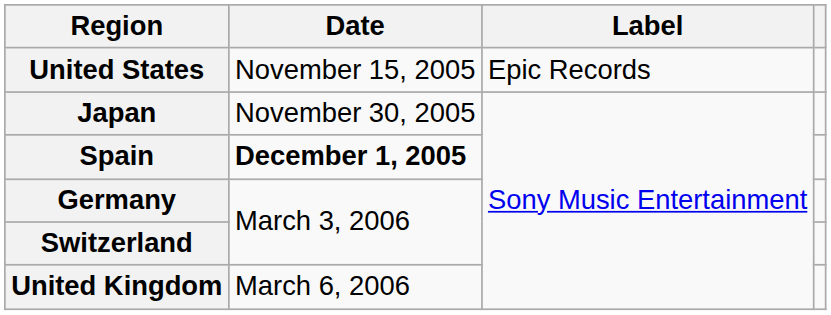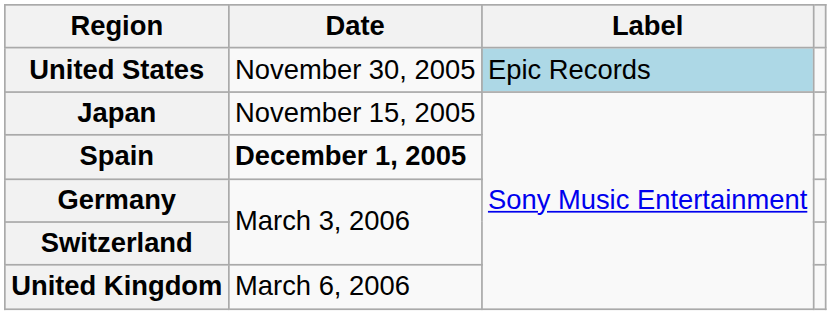(355, 69) November 15, 2005 -> (355, 69) November 30, 2005
(569, 69) no background -> (569, 69) lightblue background
(355, 112) November 30, 2005 -> (355, 112) November 15, 2005
